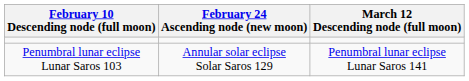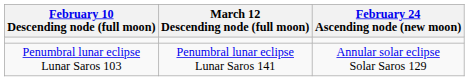columns swapped: (234, 20) <-> (387, 20)
